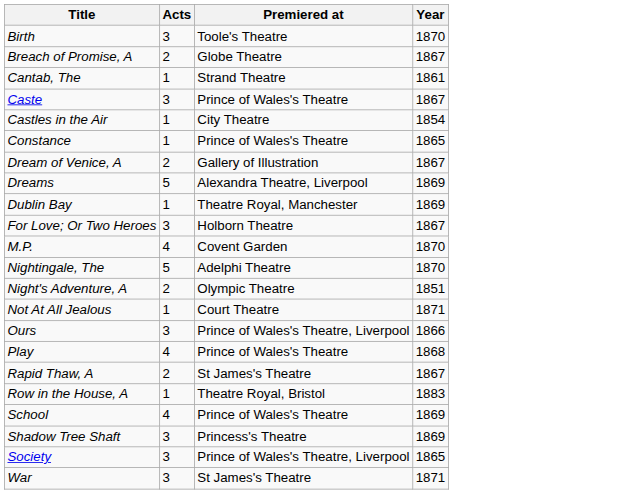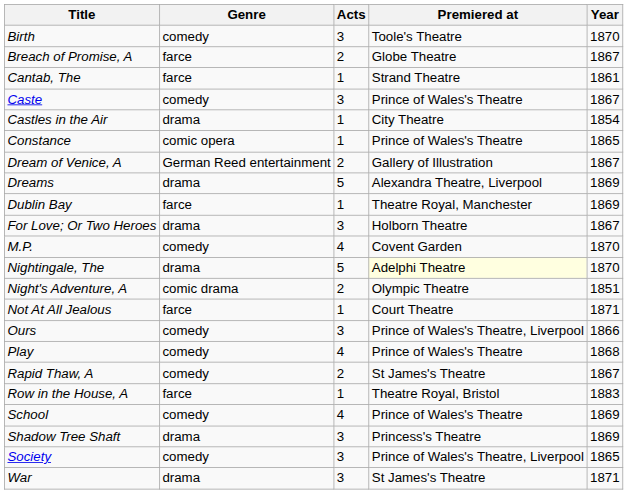+ column: (247, 15)
(244, 267) no background -> (419, 267) lightyellow background
